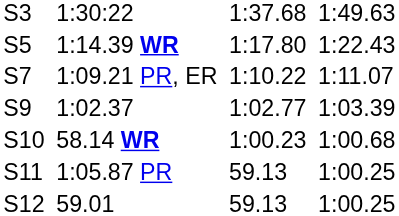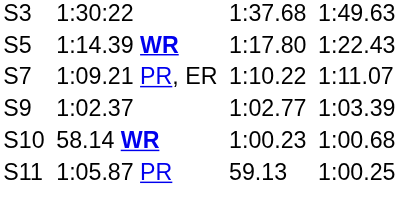- row: (24, 204)
